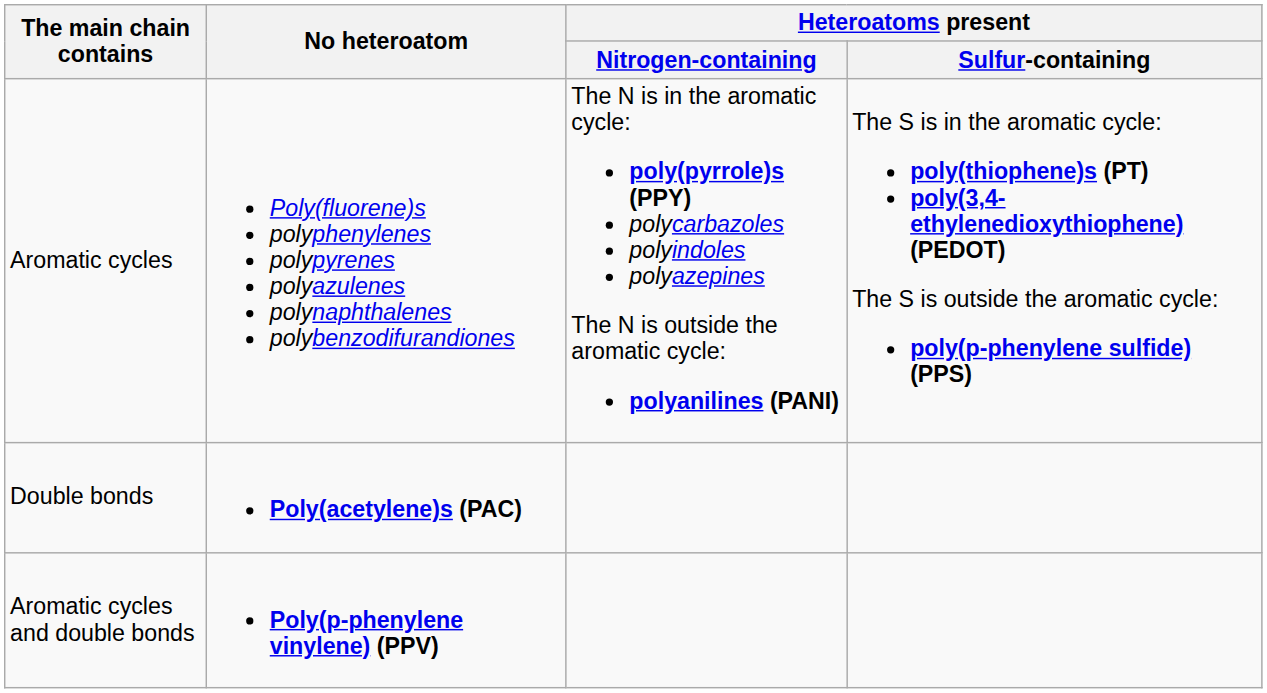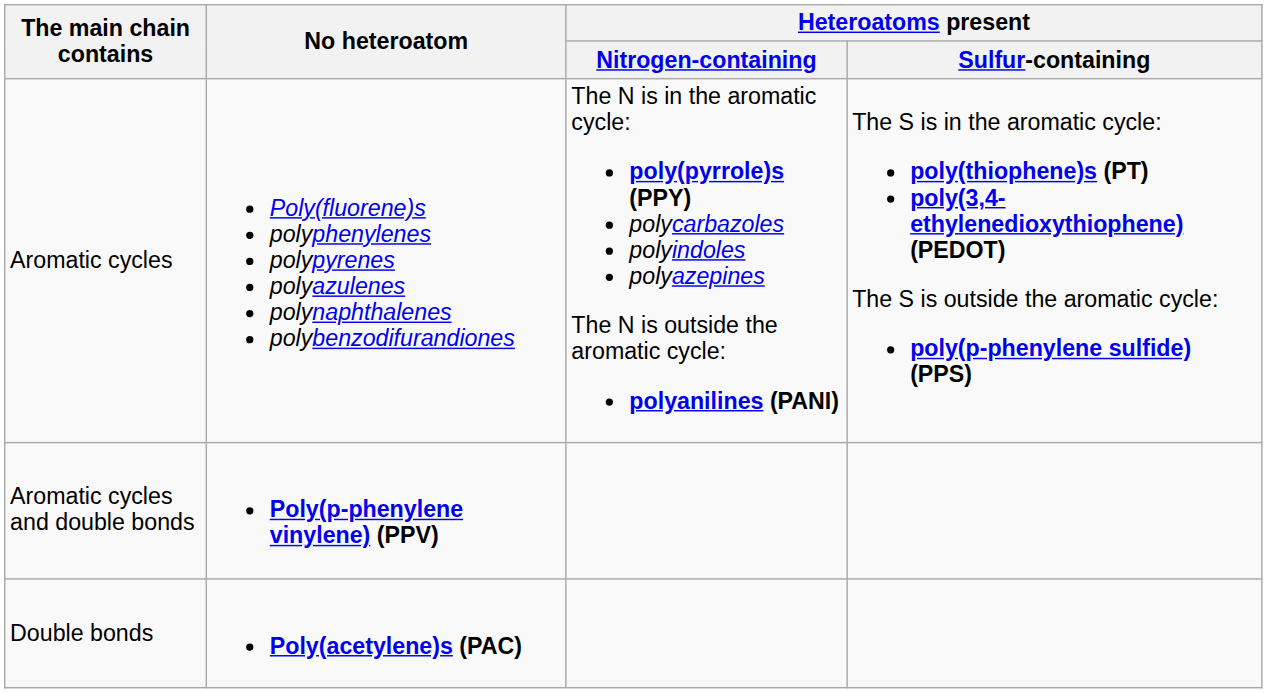rows swapped: (82, 497) <-> (102, 619)
